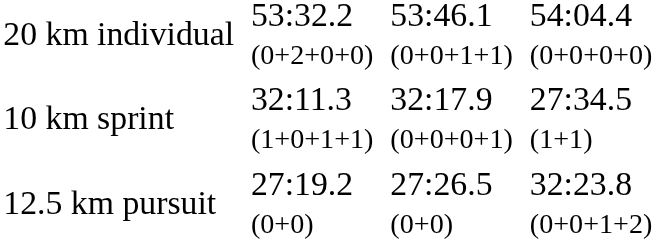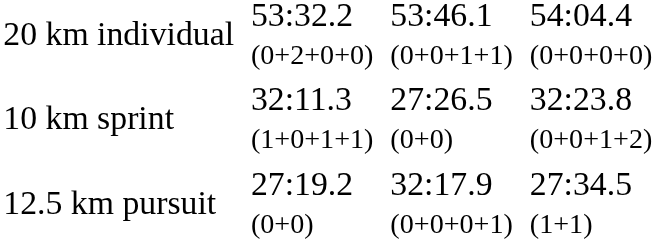(452, 118) 32:17.9 (0+0+0+1) -> (441, 118) 27:26.5 (0+0)
(581, 118) 27:34.5 (1+1) -> (591, 118) 32:23.8 (0+0+1+2)
(441, 202) 27:26.5 (0+0) -> (452, 202) 32:17.9 (0+0+0+1)
(591, 202) 32:23.8 (0+0+1+2) -> (581, 202) 27:34.5 (1+1)
